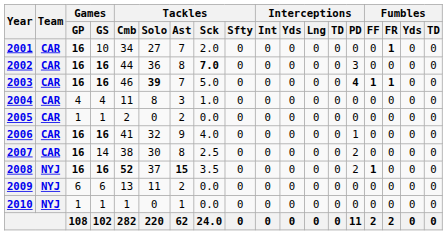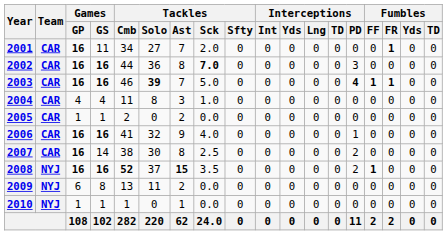(102, 48) 10 -> (102, 48) 11
(102, 187) 6 -> (102, 187) 8
